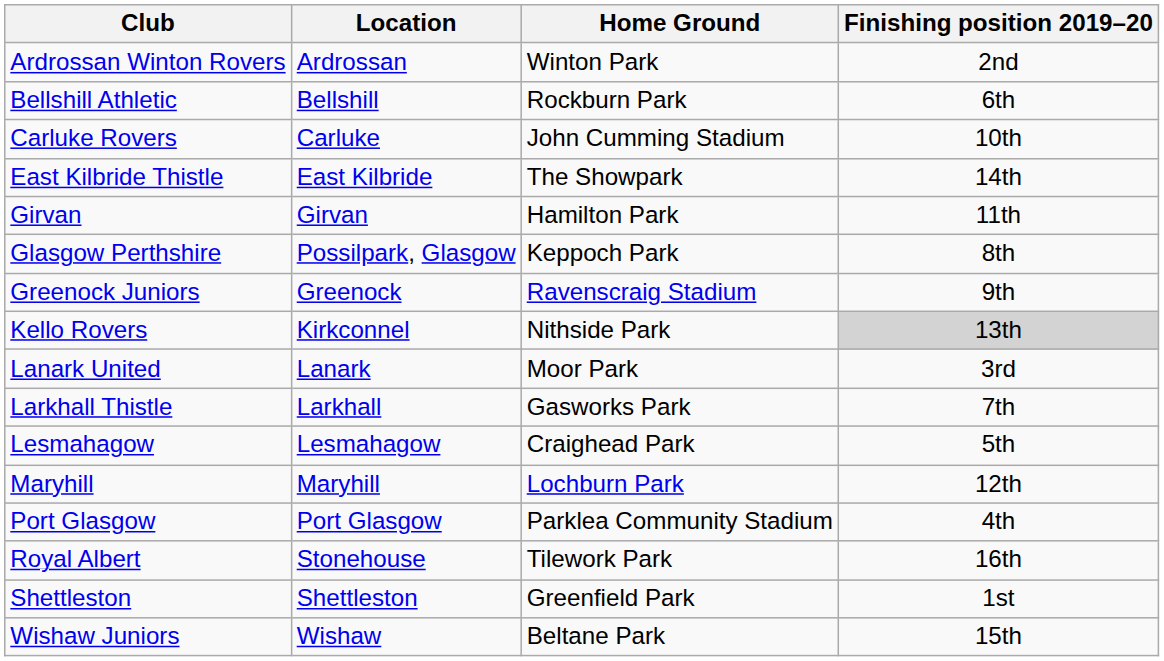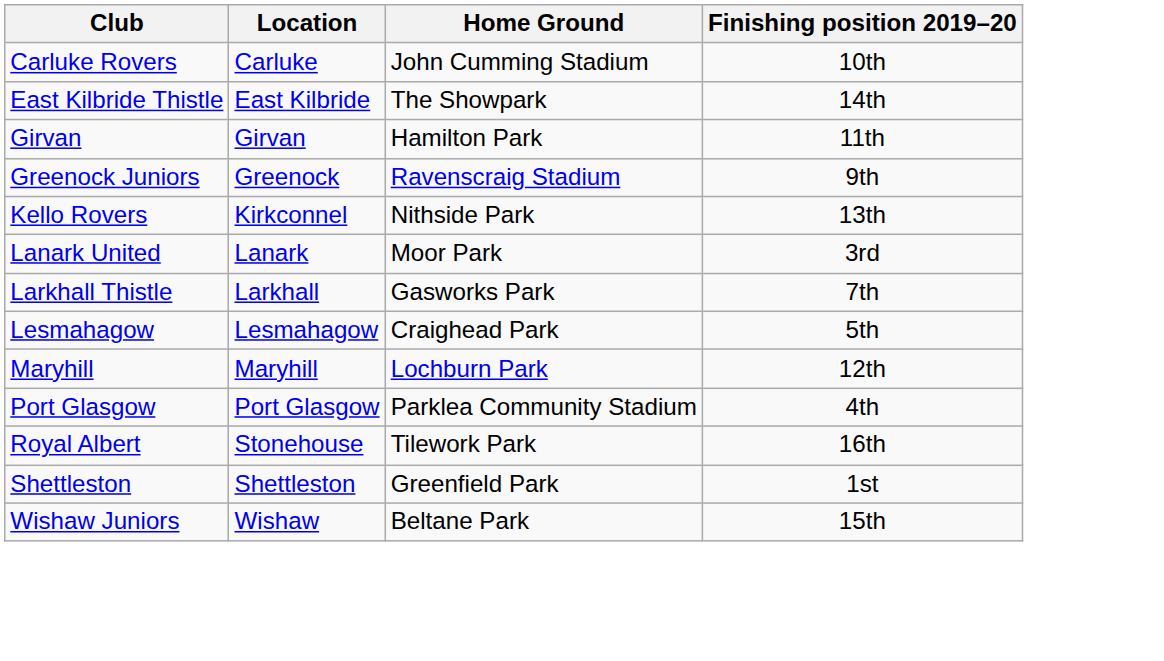- row: (148, 61)
- row: (94, 100)
- row: (116, 253)
(998, 330) lightgrey background -> (862, 215) no background
